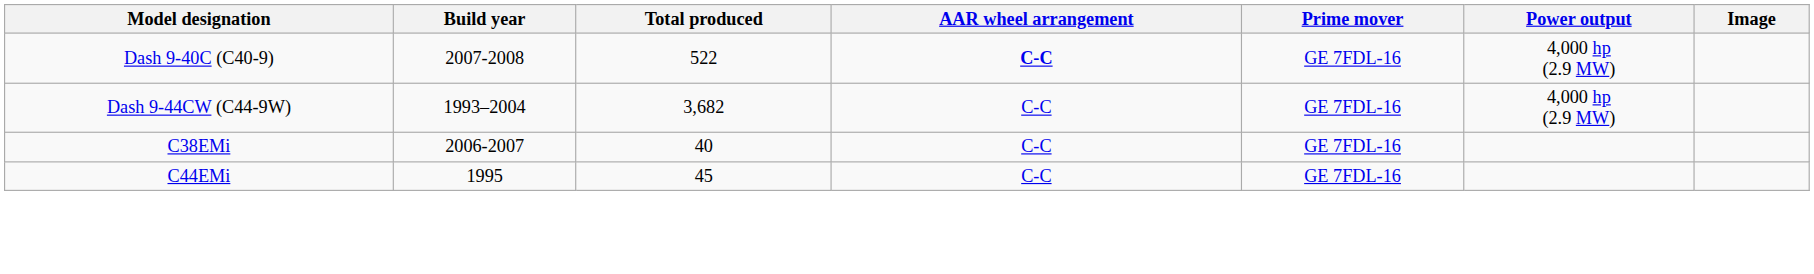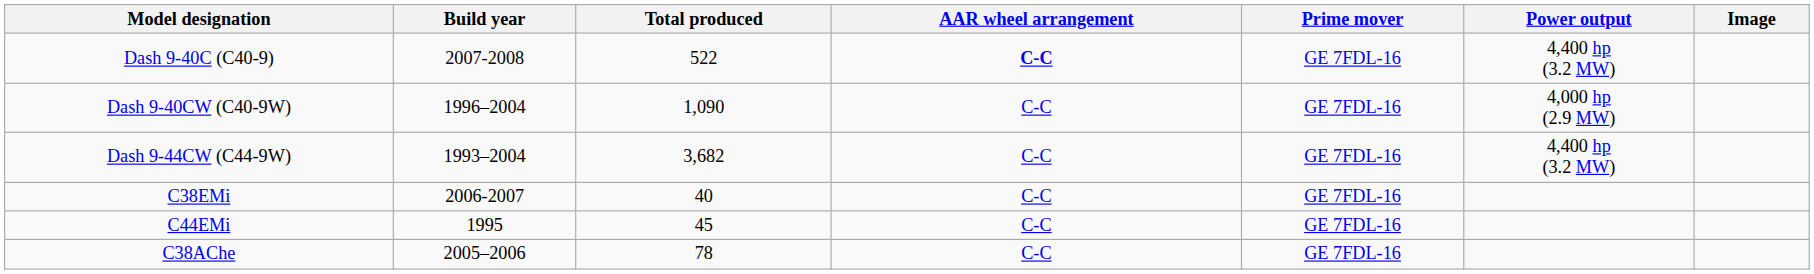(1579, 58) 4,000 hp (2.9 MW) -> (1579, 58) 4,400 hp (3.2 MW)
+ row: (199, 107)
(1579, 107) 4,000 hp (2.9 MW) -> (1579, 157) 4,400 hp (3.2 MW)
+ row: (199, 254)
